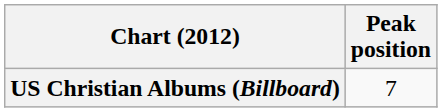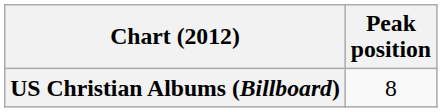(391, 87) 7 -> (391, 87) 8
